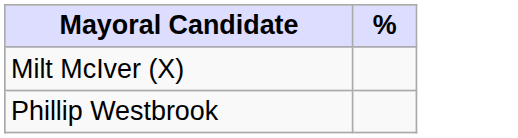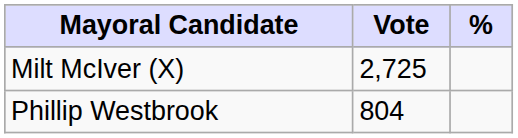+ column: (401, 25)
